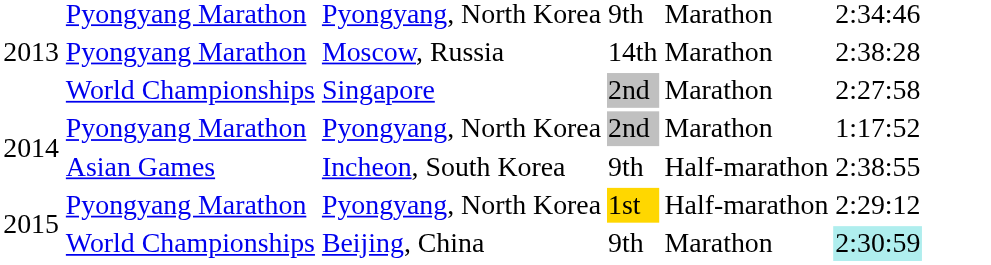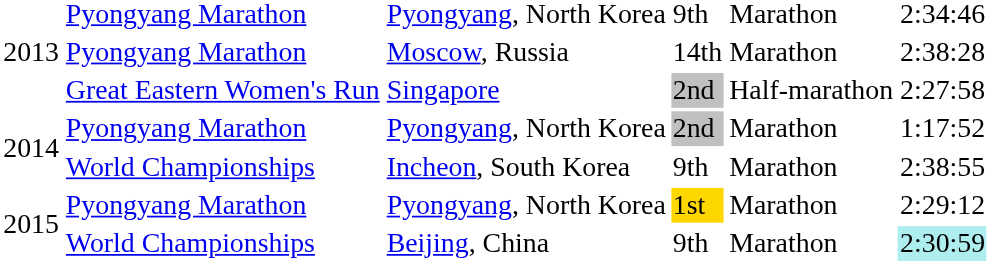(190, 90) World Championships -> (223, 90) Great Eastern Women's Run
(719, 90) Marathon -> (811, 90) Half-marathon
(140, 166) Asian Games -> (190, 166) World Championships
(746, 166) Half-marathon -> (783, 166) Marathon
(746, 204) Half-marathon -> (783, 204) Marathon
